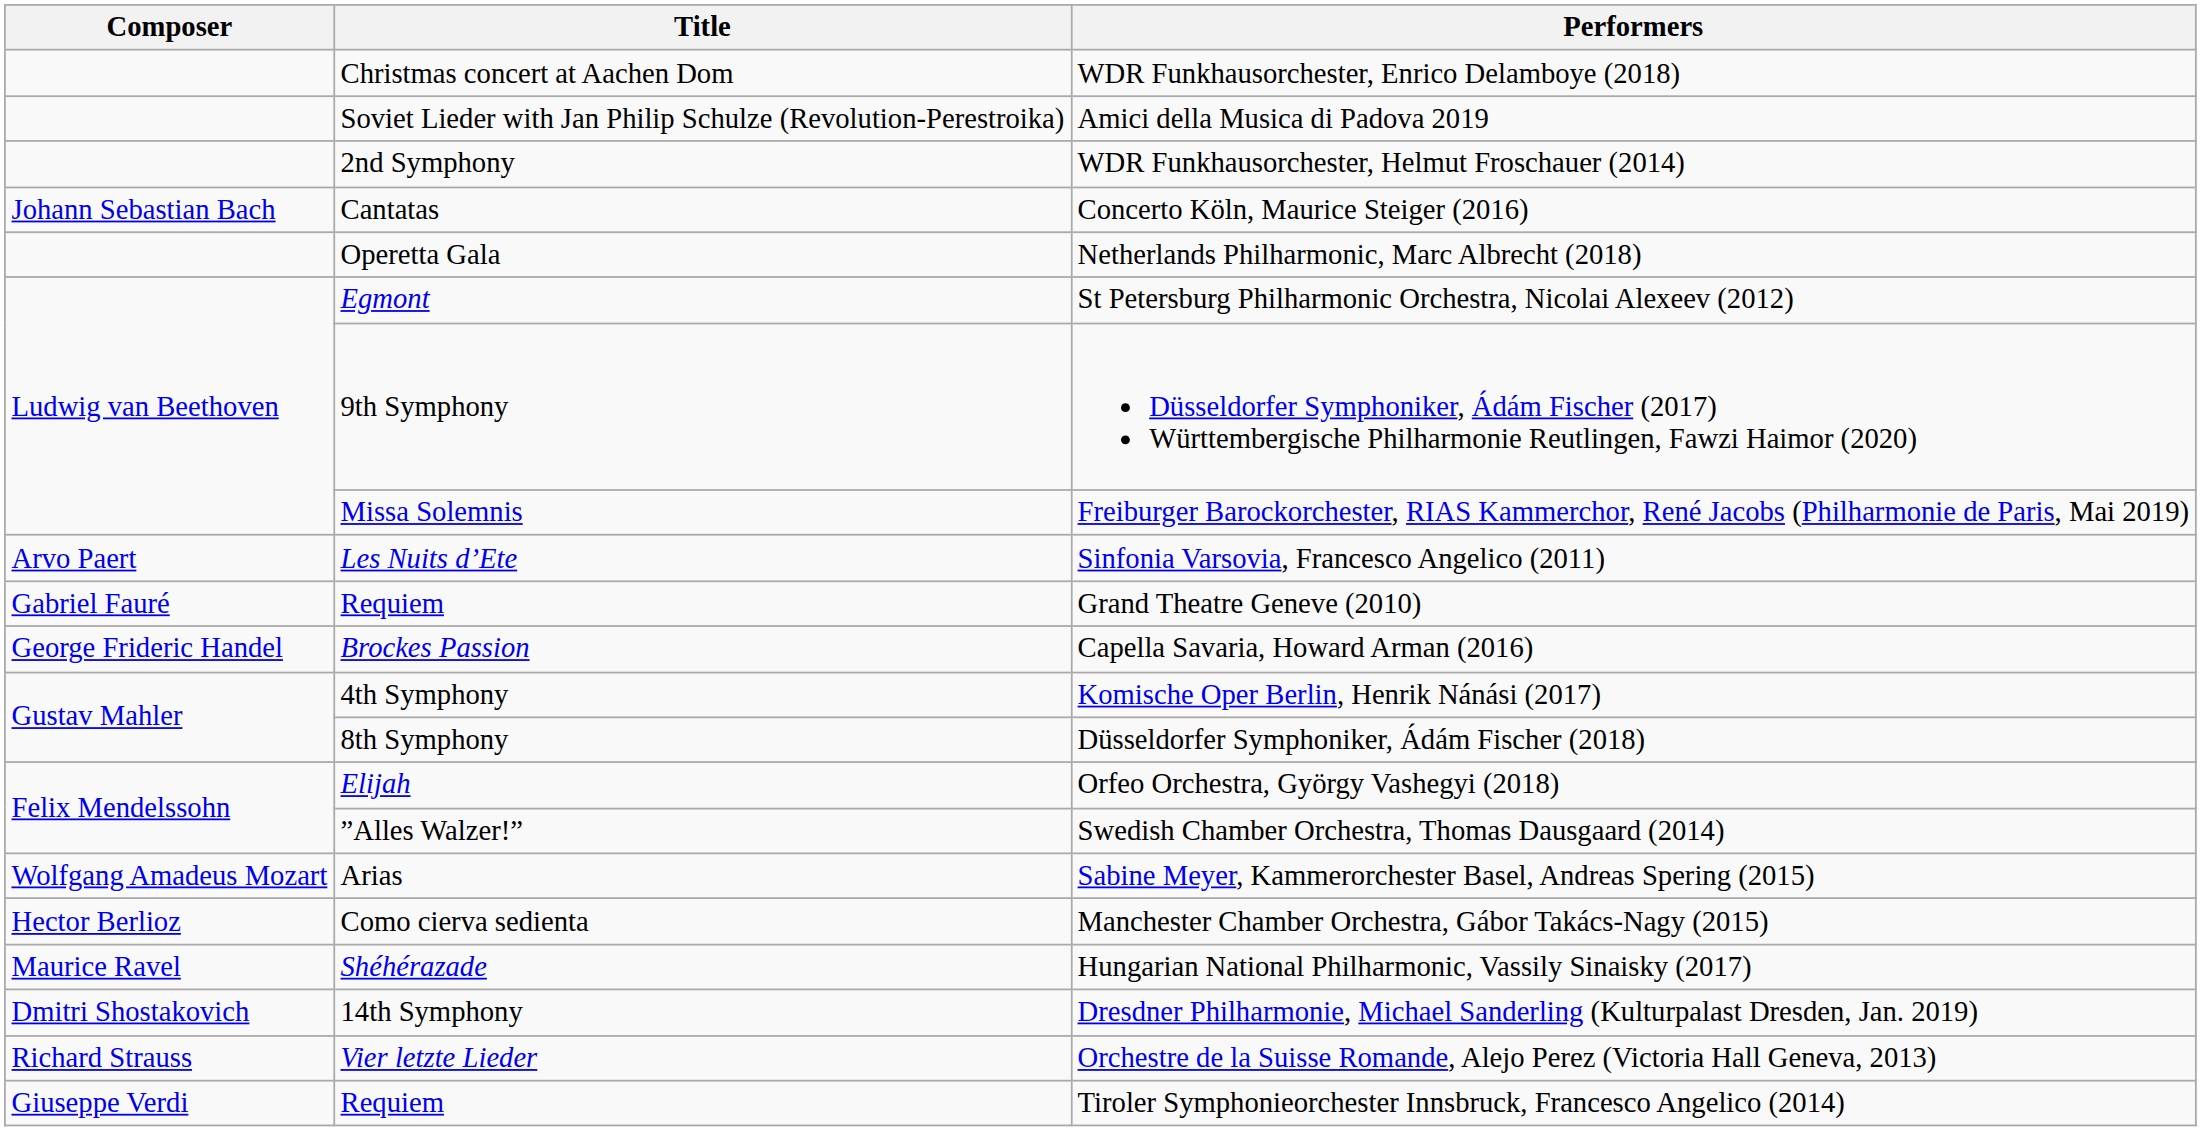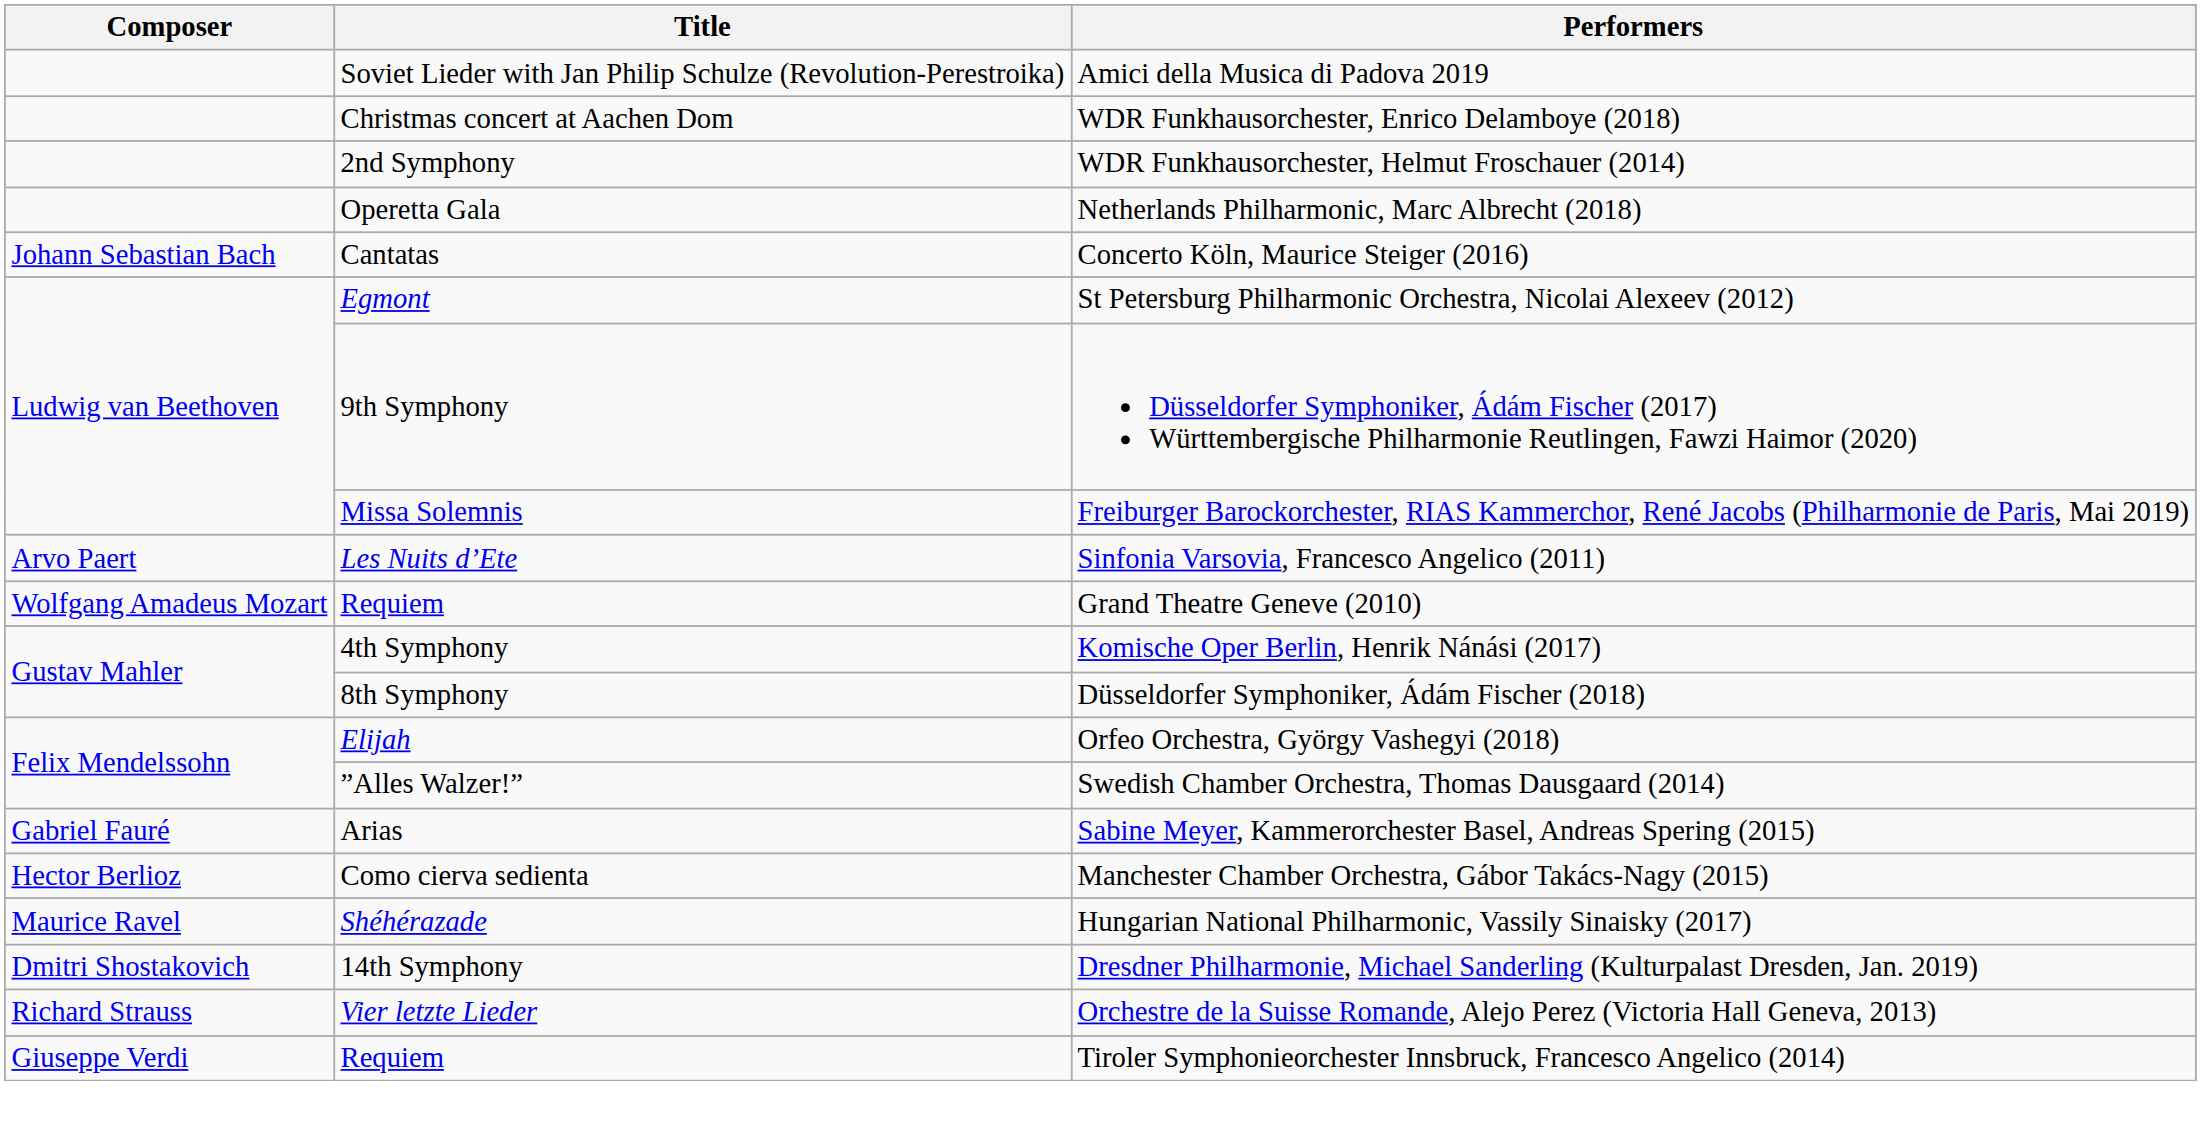rows swapped: (1283, 118) <-> (1379, 72)
rows swapped: (1360, 254) <-> (1303, 208)
(91, 603) Gabriel Fauré -> (169, 603) Wolfgang Amadeus Mozart
- row: (1305, 648)
(169, 875) Wolfgang Amadeus Mozart -> (91, 830) Gabriel Fauré
